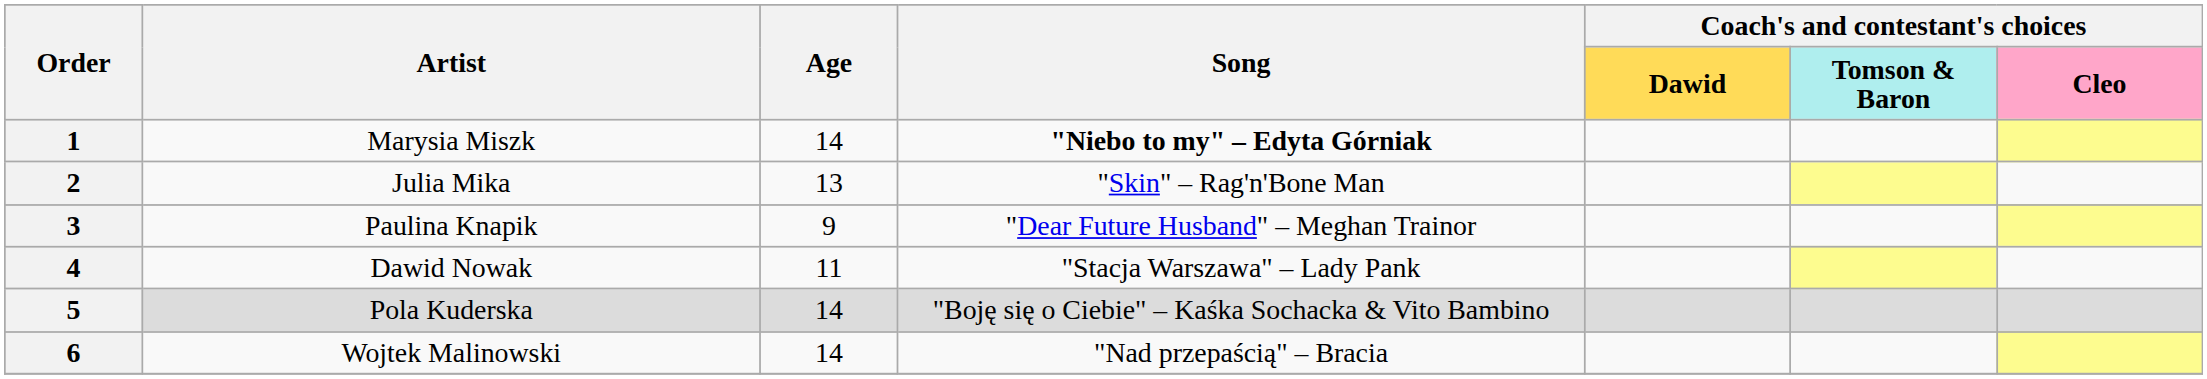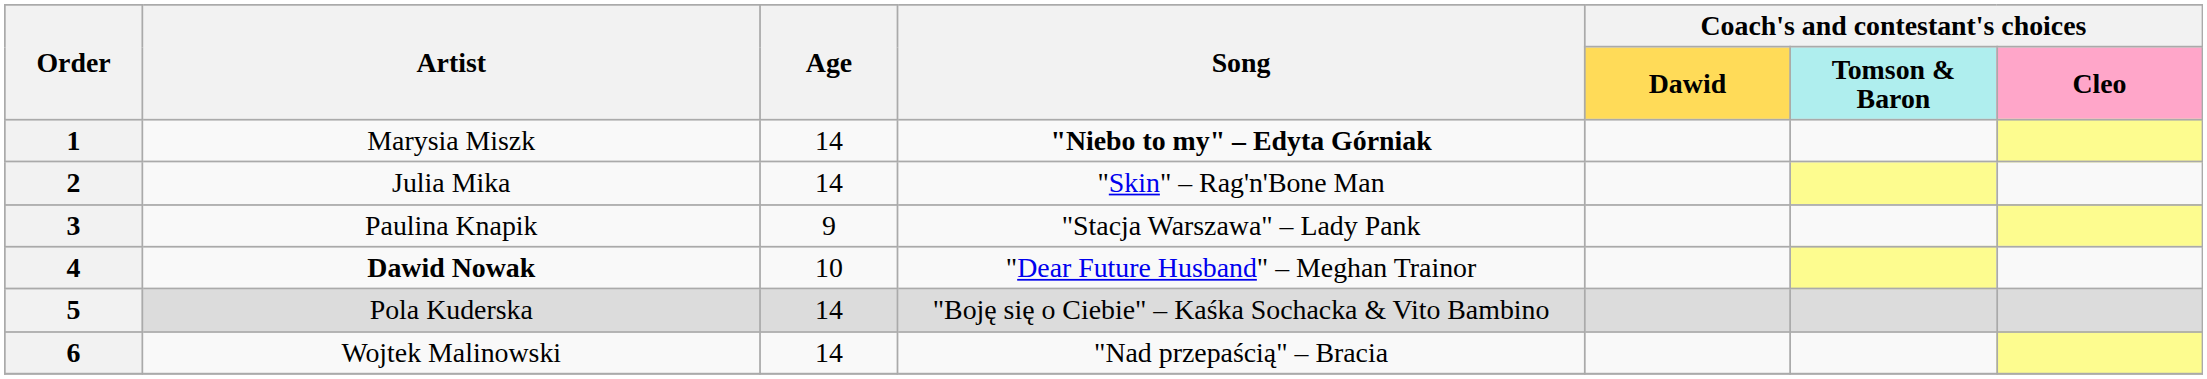(829, 183) 13 -> (829, 183) 14
(1241, 225) "Dear Future Husband" – Meghan Trainor -> (1241, 225) "Stacja Warszawa" – Lady Pank
(451, 268) normal -> (451, 268) bold
(829, 268) 11 -> (829, 268) 10
(1241, 268) "Stacja Warszawa" – Lady Pank -> (1241, 268) "Dear Future Husband" – Meghan Trainor
